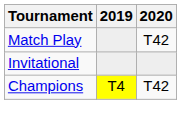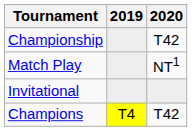+ row: (55, 39)
(156, 39) T42 -> (166, 65) NT1
